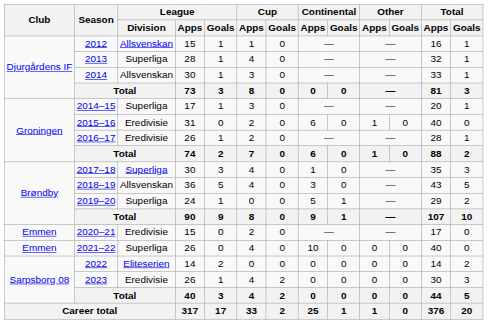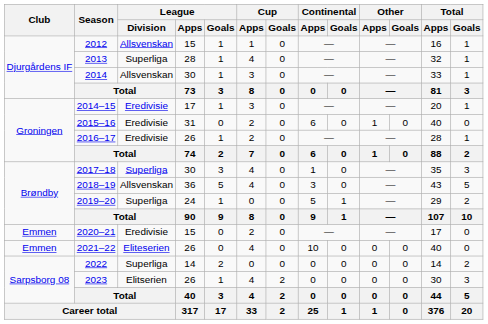(146, 106) Superliga -> (146, 106) Eredivisie
(146, 248) Superliga -> (146, 248) Eliteserien
(146, 264) Eliteserien -> (146, 264) Superliga
(146, 279) Eredivisie -> (146, 279) Elitserien
